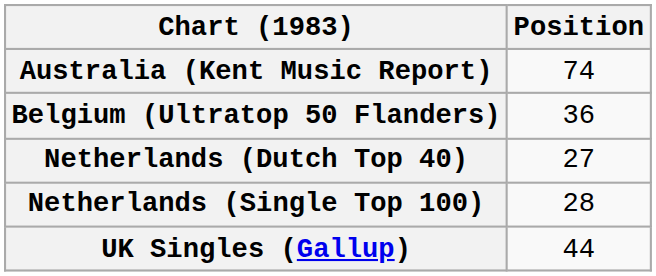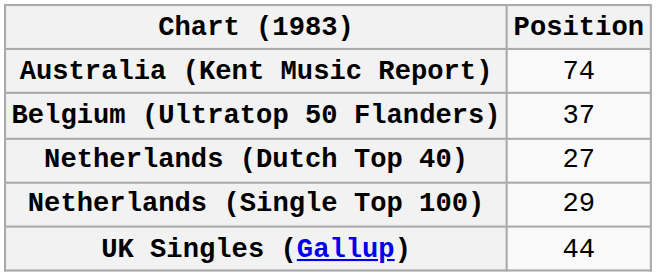(579, 116) 36 -> (579, 116) 37
(579, 204) 28 -> (579, 204) 29
